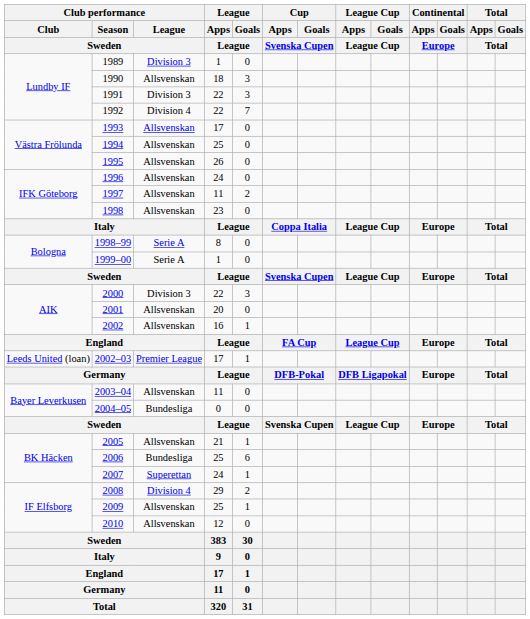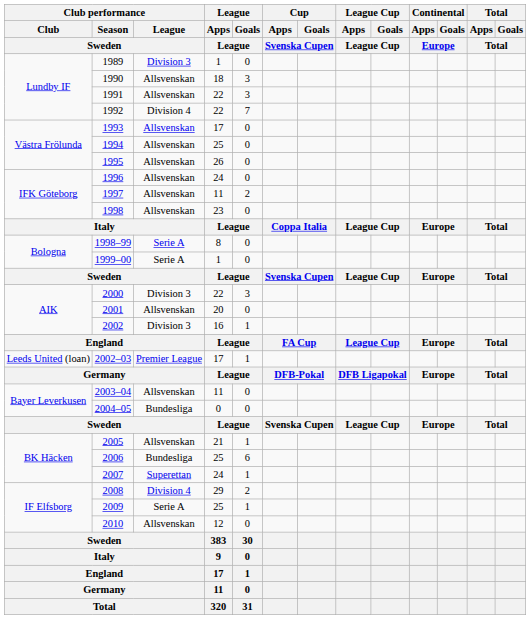(169, 95) Division 3 -> (169, 95) Allsvenskan
(169, 326) Allsvenskan -> (169, 326) Division 3
(169, 507) Allsvenskan -> (169, 507) Serie A
